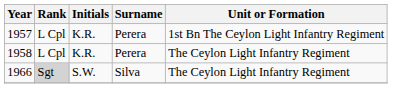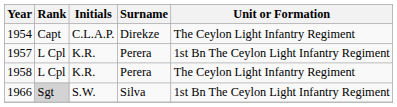+ row: (20, 33)
(259, 72) The Ceylon Light Infantry Regiment -> (282, 92) 1st Bn The Ceylon Light Infantry Regiment
